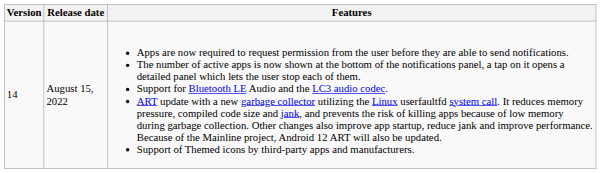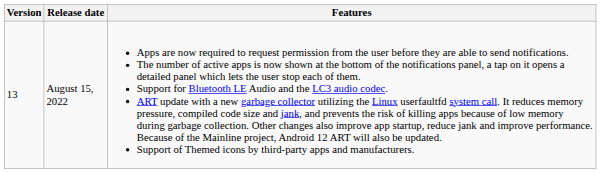(12, 94) 14 -> (12, 94) 13
